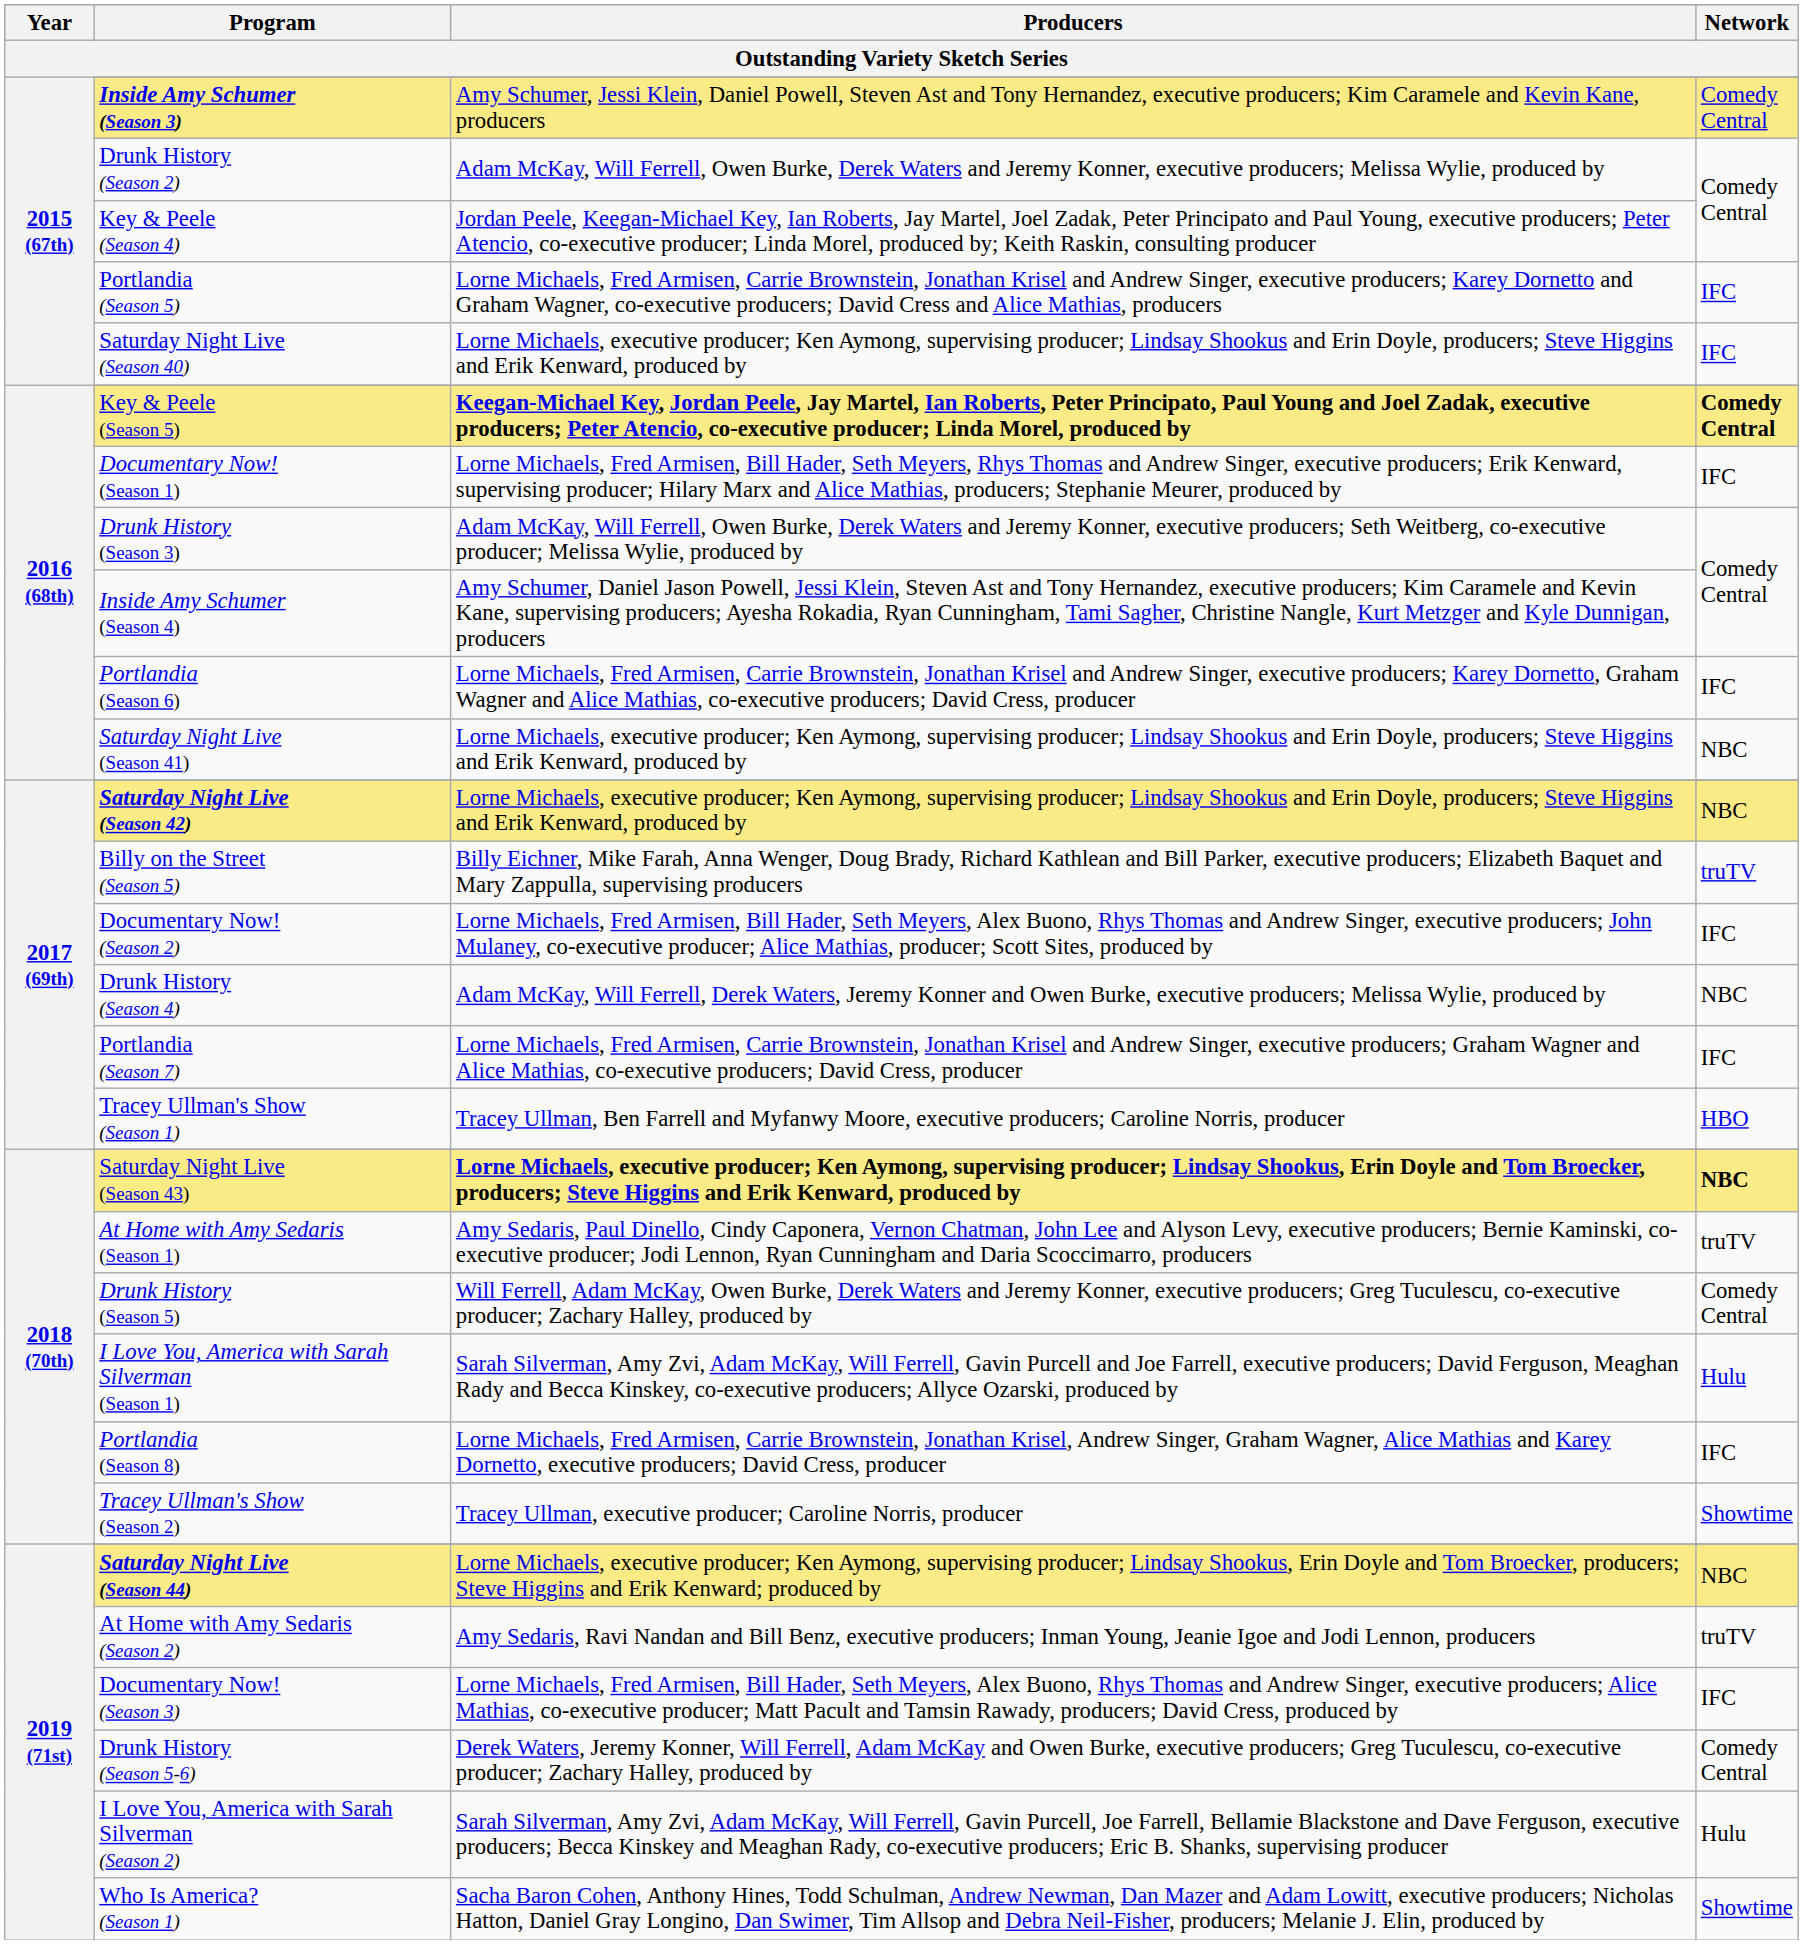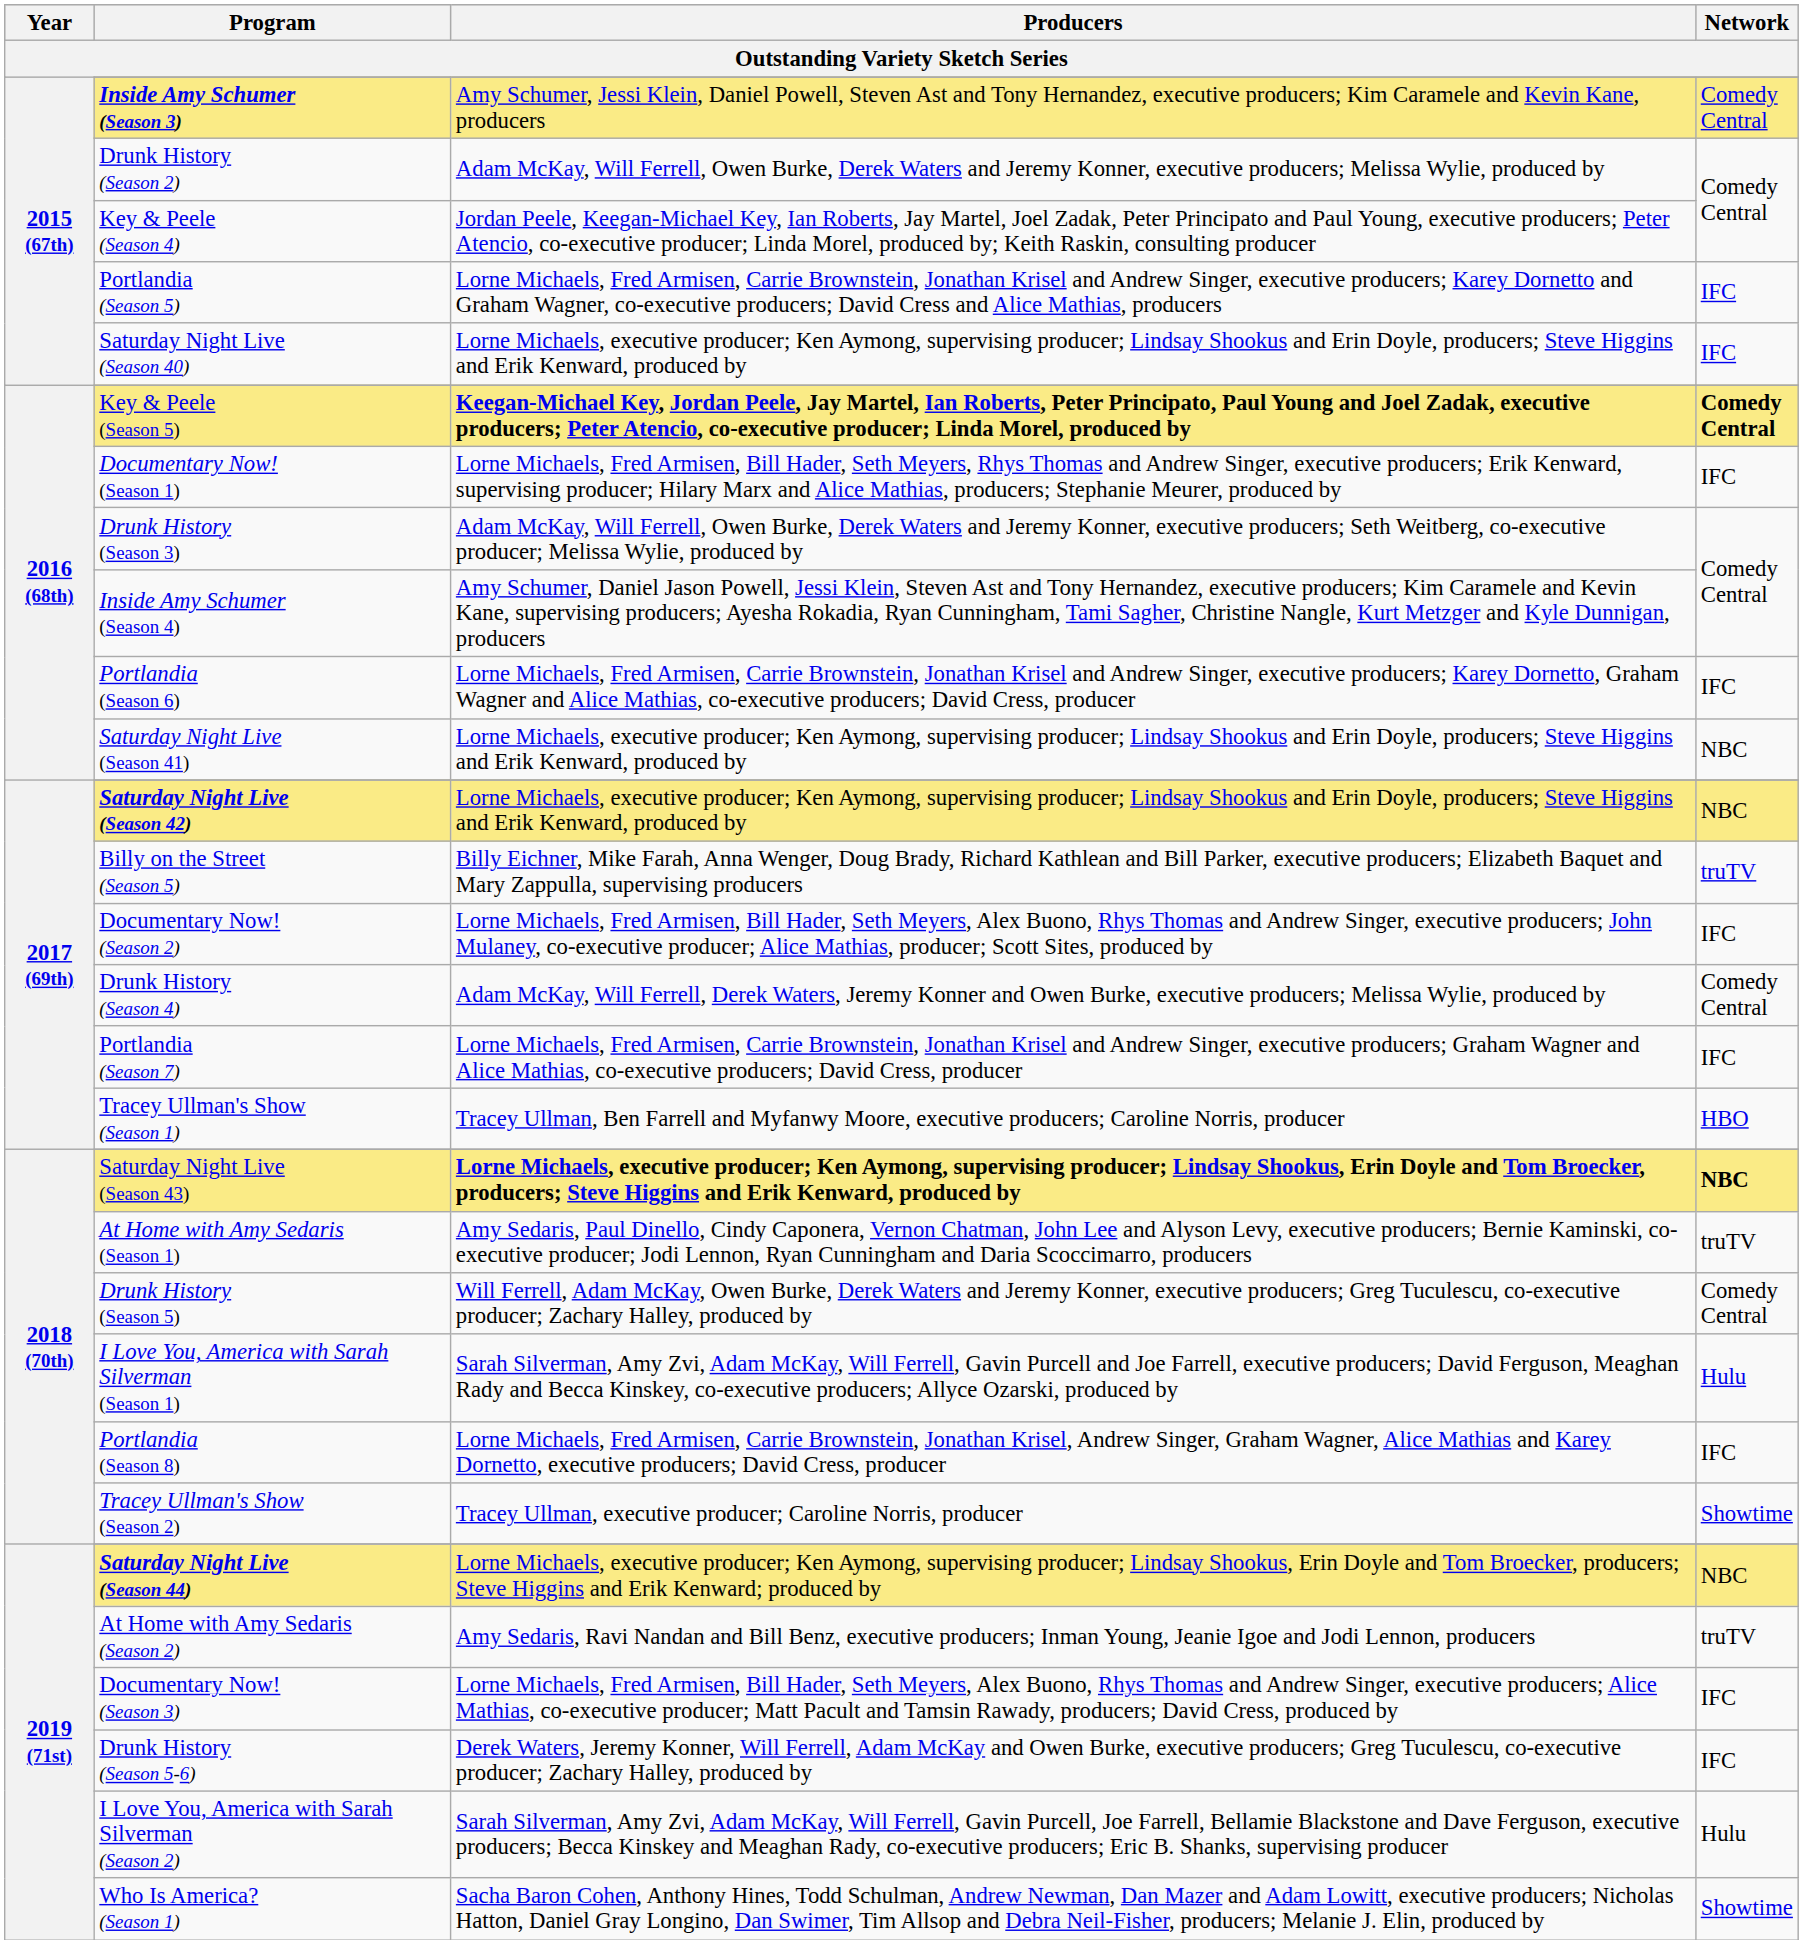(1724, 995) NBC -> (1739, 995) Comedy Central
(1739, 1759) Comedy Central -> (1718, 1759) IFC
